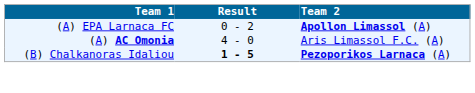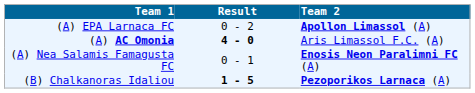(237, 40) normal -> (237, 40) bold
+ row: (92, 60)
